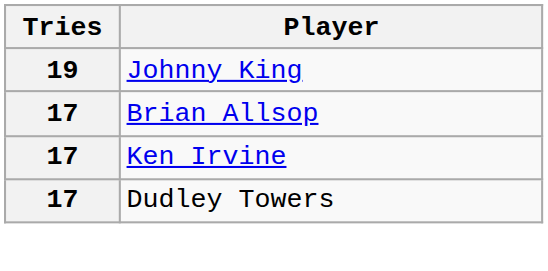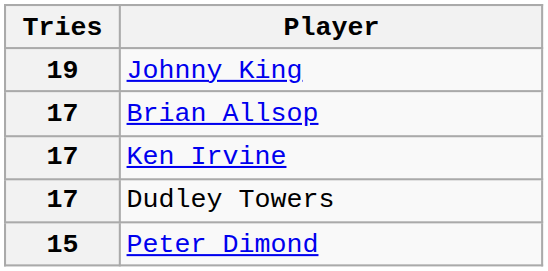+ row: (223, 244)
